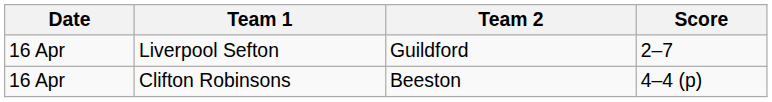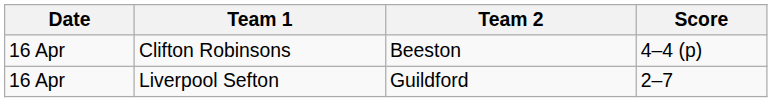rows swapped: (215, 81) <-> (209, 50)
